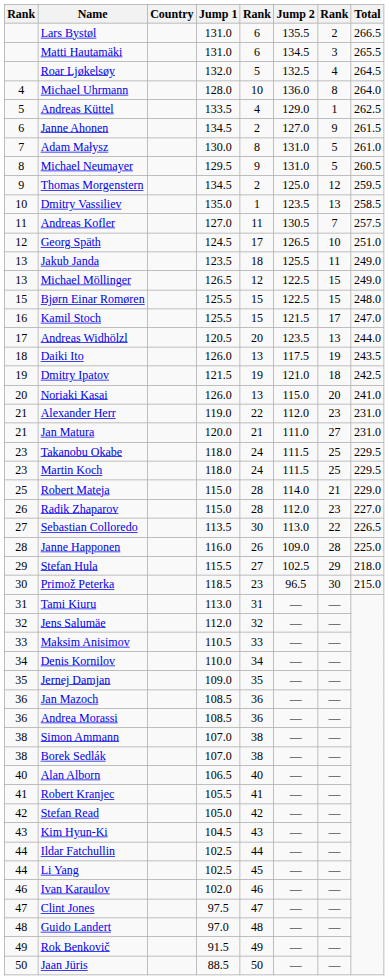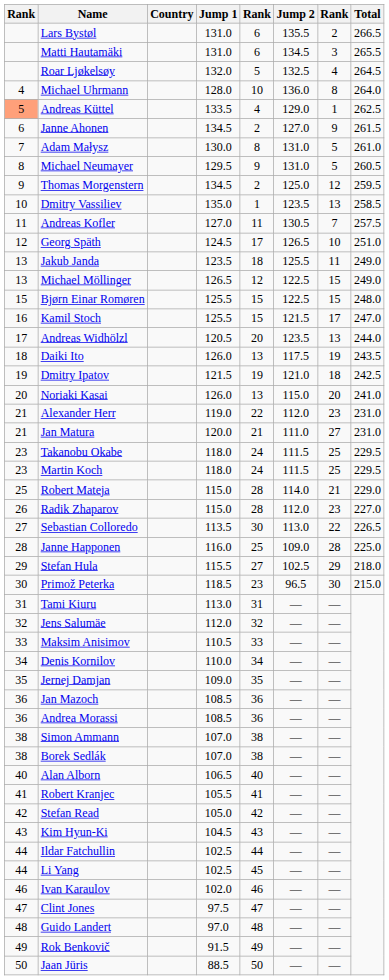(21, 109) no background -> (21, 109) lightsalmon background
(257, 546) 26 -> (257, 546) 25
